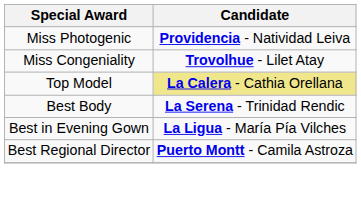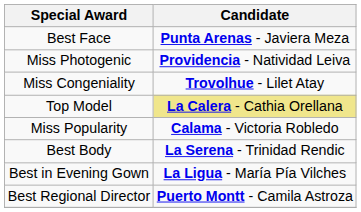+ row: (79, 38)
+ row: (79, 128)
